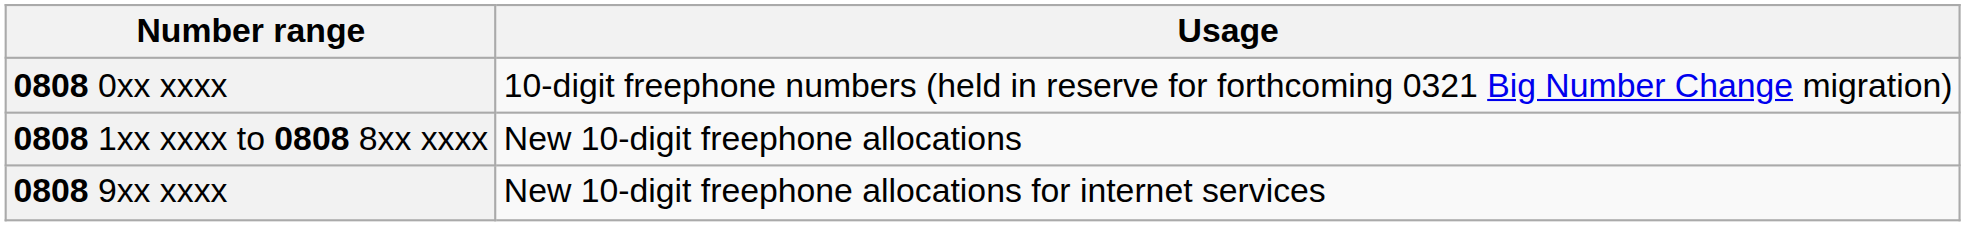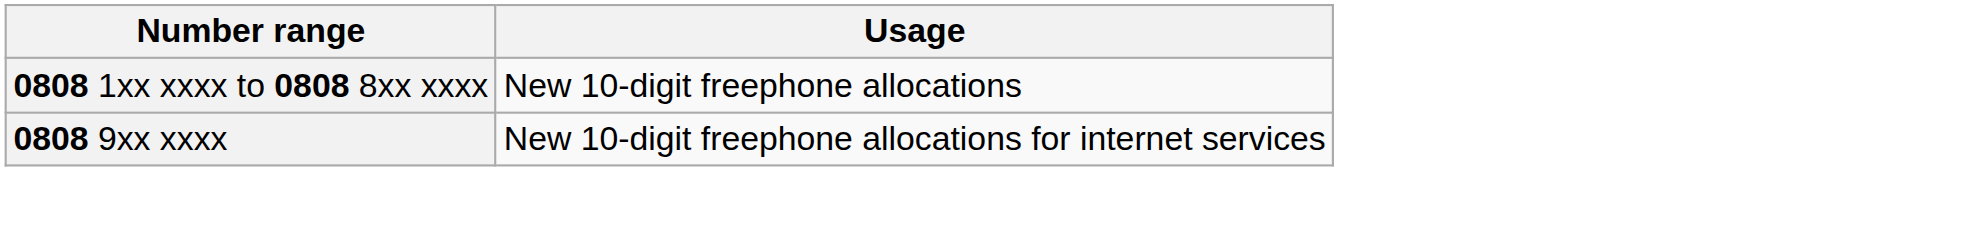- row: (120, 84)
